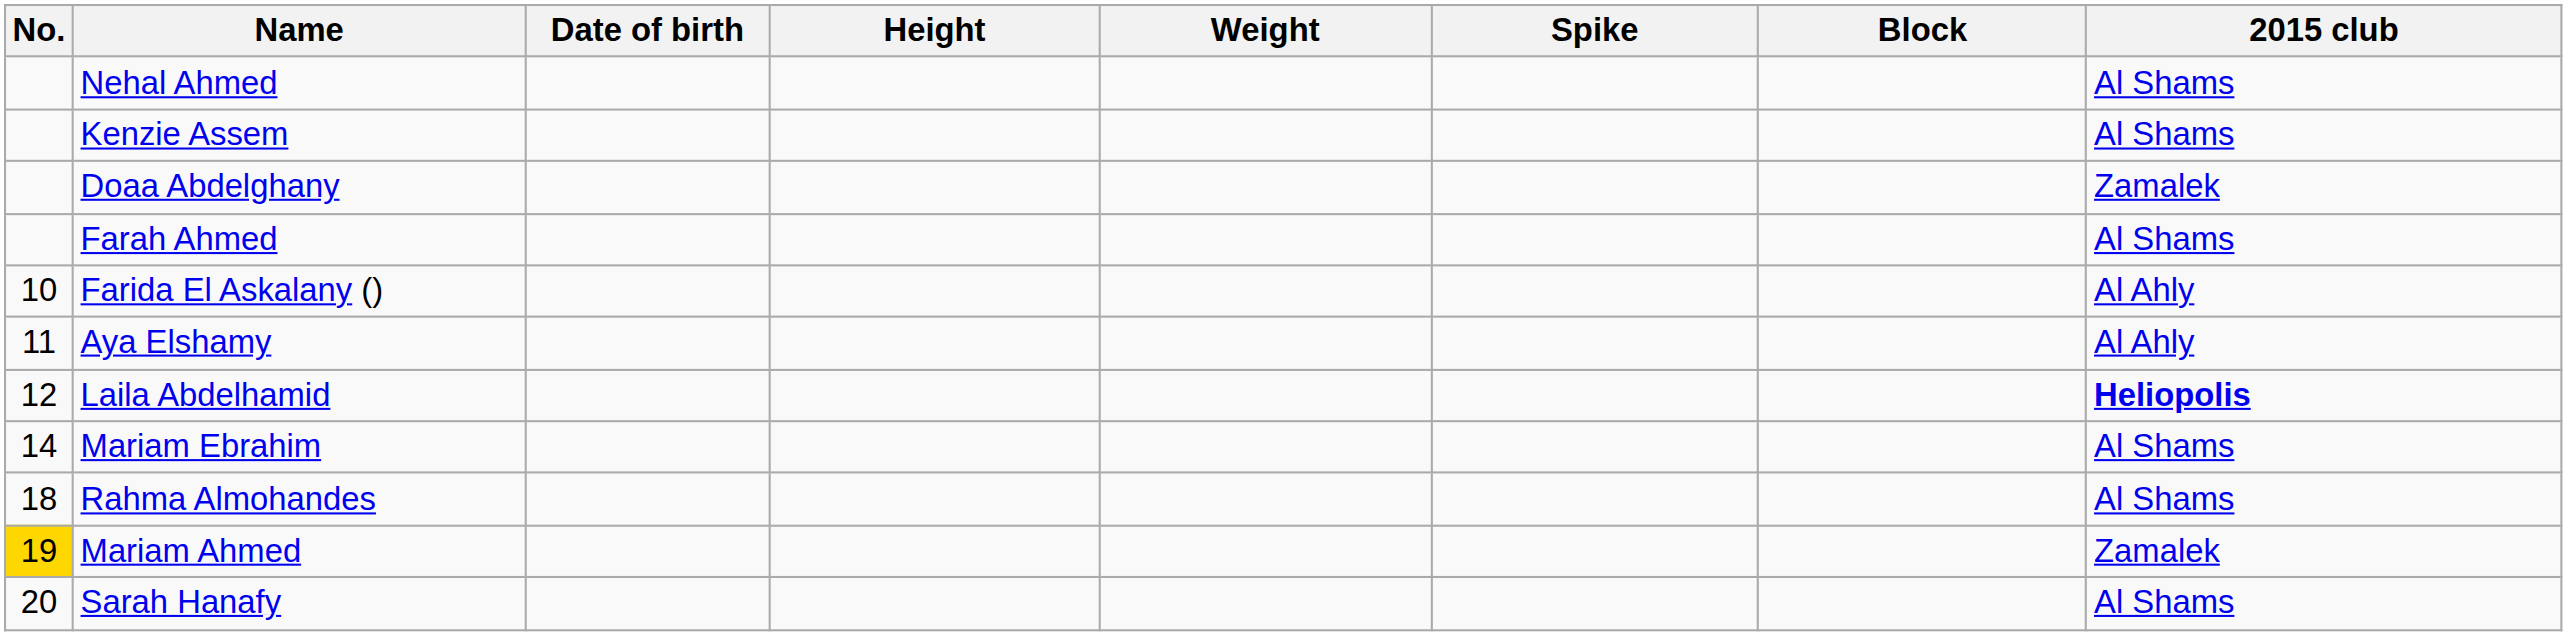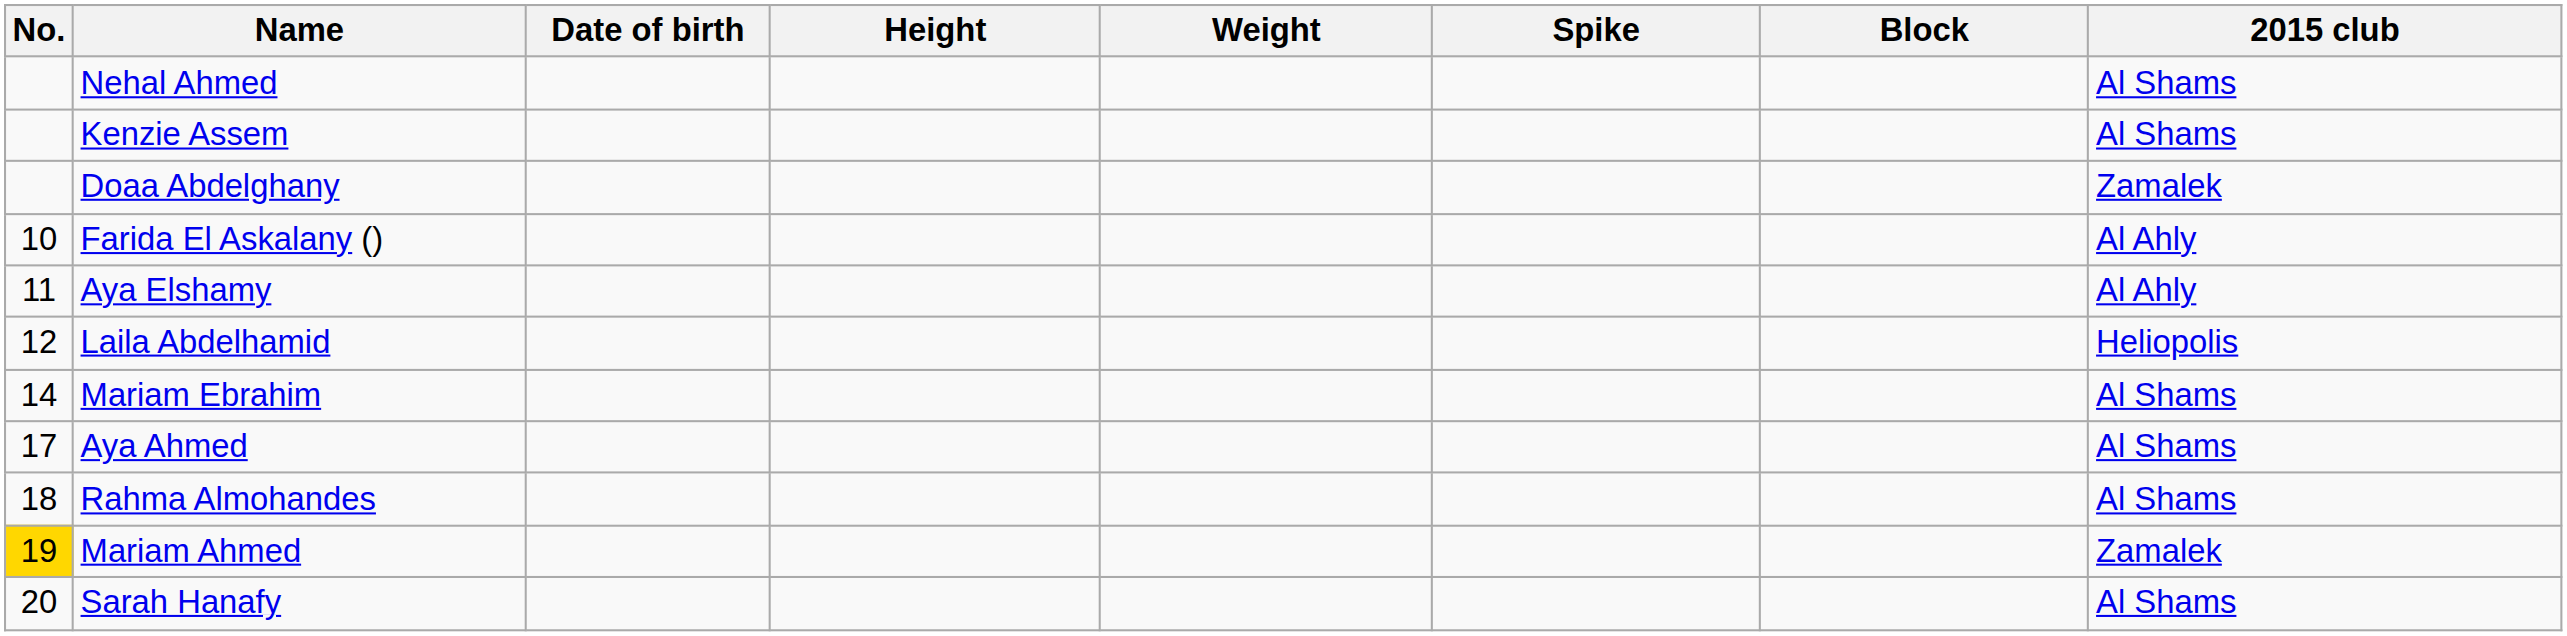- row: (179, 238)
(2172, 394) bold -> (2167, 342) normal
+ row: (164, 446)
